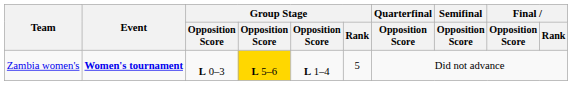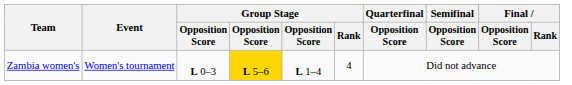(134, 66) bold -> (130, 66) normal
(357, 66) 5 -> (349, 66) 4
